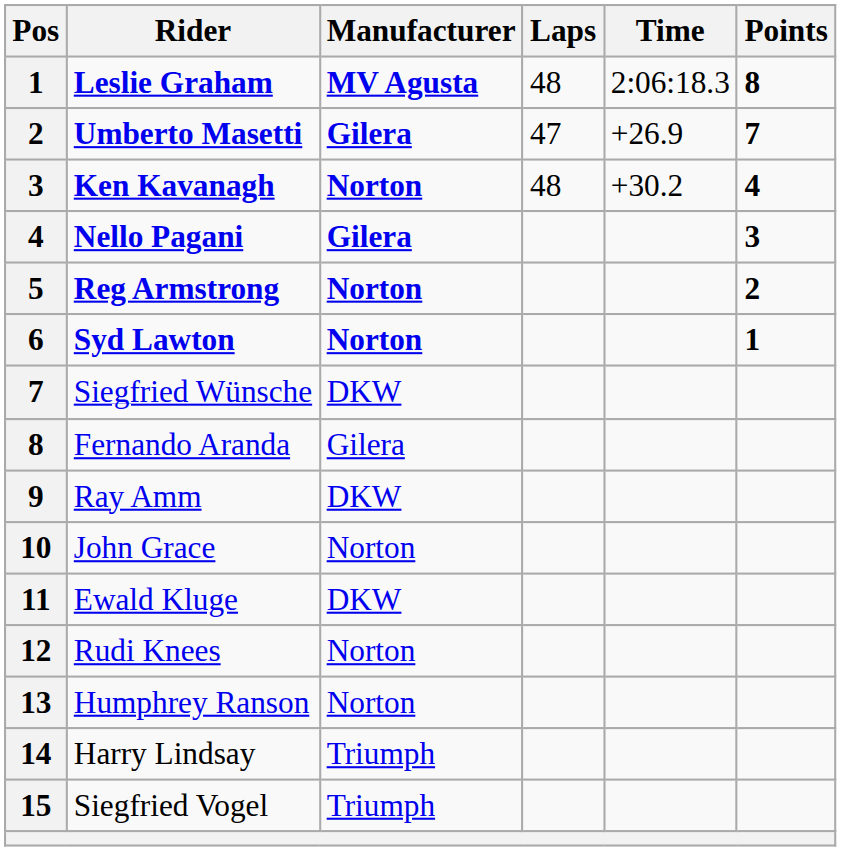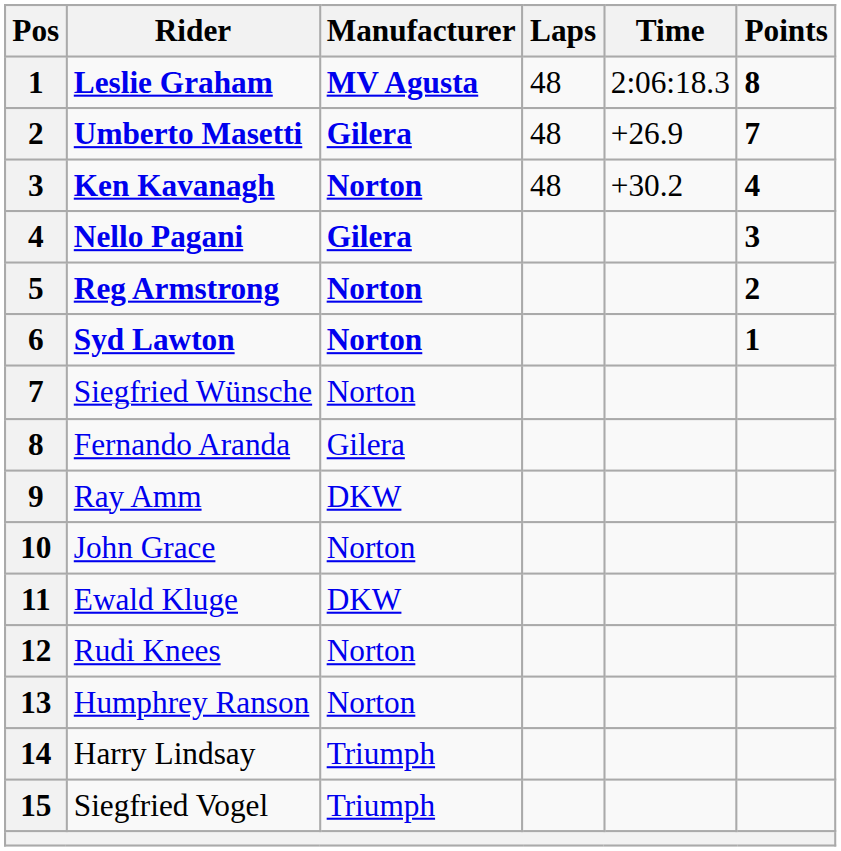(546, 133) 47 -> (546, 133) 48
(364, 391) DKW -> (371, 391) Norton
